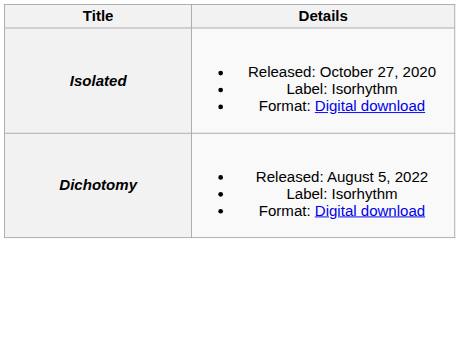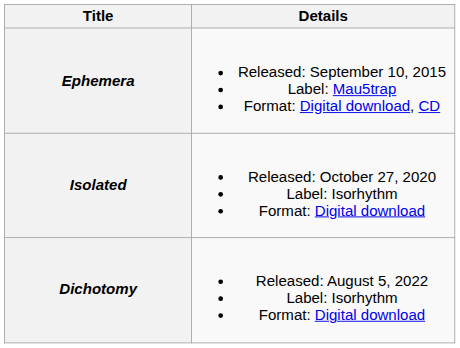+ row: (98, 80)
